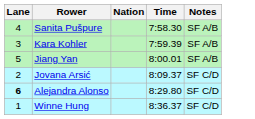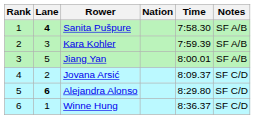+ column: (19, 12)
(18, 28) normal -> (47, 28) bold
